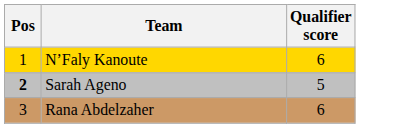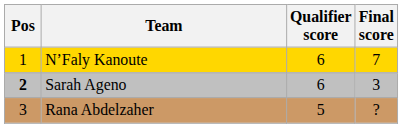+ column: (376, 25)
(321, 85) 5 -> (321, 85) 6
(321, 110) 6 -> (321, 110) 5
